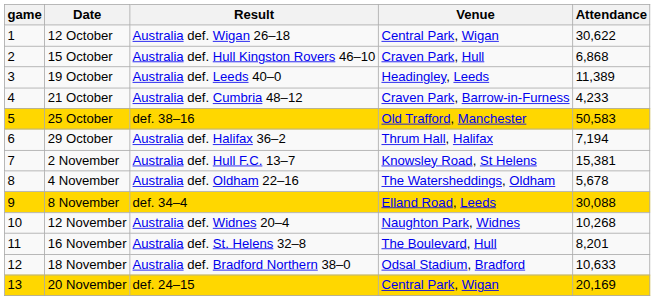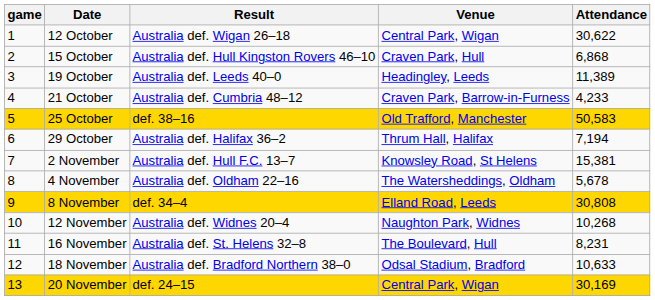(596, 202) 30,088 -> (596, 202) 30,808
(592, 243) 8,201 -> (592, 243) 8,231
(596, 285) 20,169 -> (596, 285) 30,169
